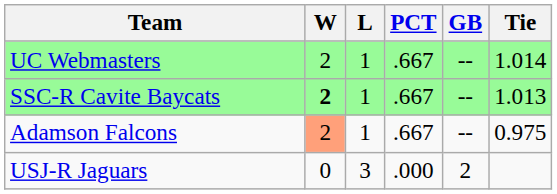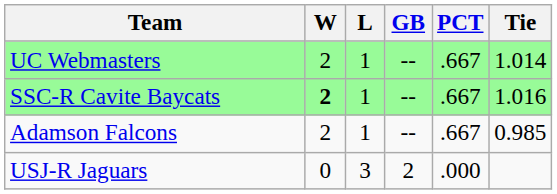columns swapped: (413, 22) <-> (465, 22)
(520, 96) 1.013 -> (520, 96) 1.016
(325, 133) lightsalmon background -> (325, 133) no background
(520, 133) 0.975 -> (520, 133) 0.985
